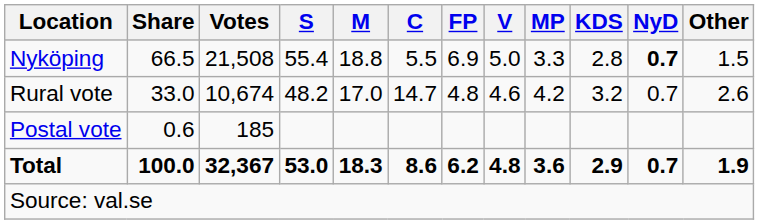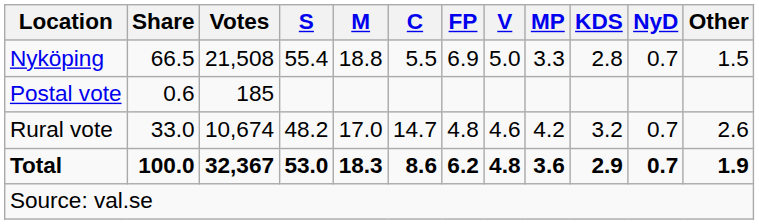(663, 58) bold -> (663, 58) normal
rows swapped: (61, 93) <-> (66, 129)
